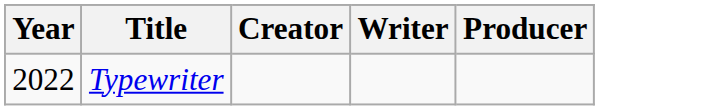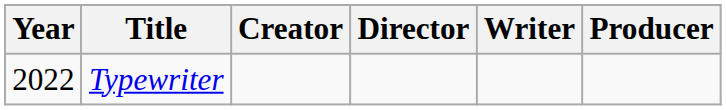+ column: (413, 29)
